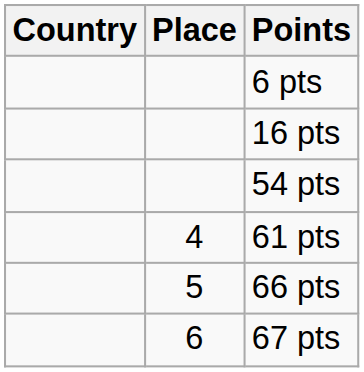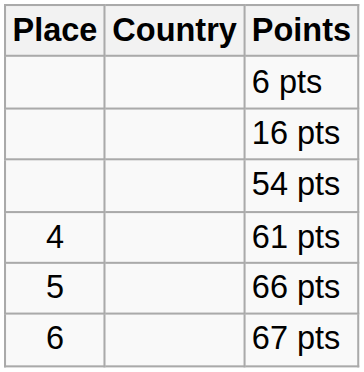columns swapped: (194, 30) <-> (75, 30)
